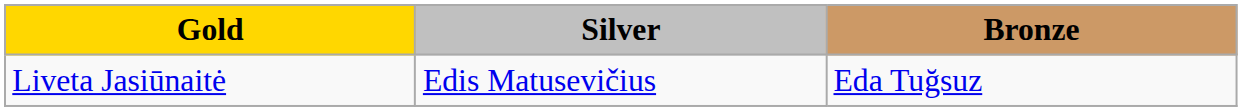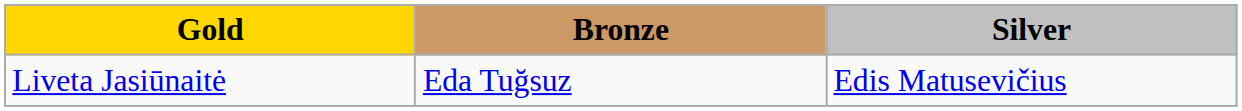columns swapped: (621, 29) <-> (1031, 29)
